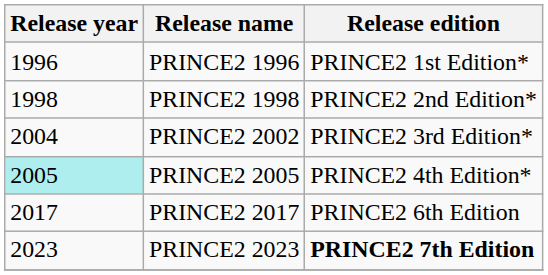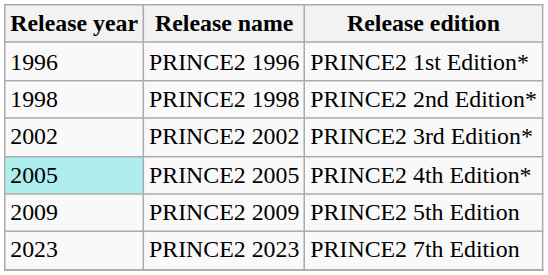(34, 136) 2004 -> (34, 136) 2002
+ row: (224, 212)
- row: (224, 212)
(422, 250) bold -> (415, 250) normal
